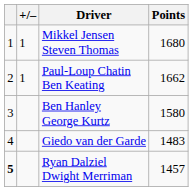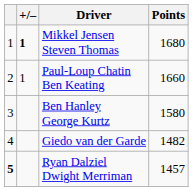(22, 42) normal -> (22, 42) bold
(173, 78) 1662 -> (173, 78) 1660
(173, 141) 1483 -> (173, 141) 1482
